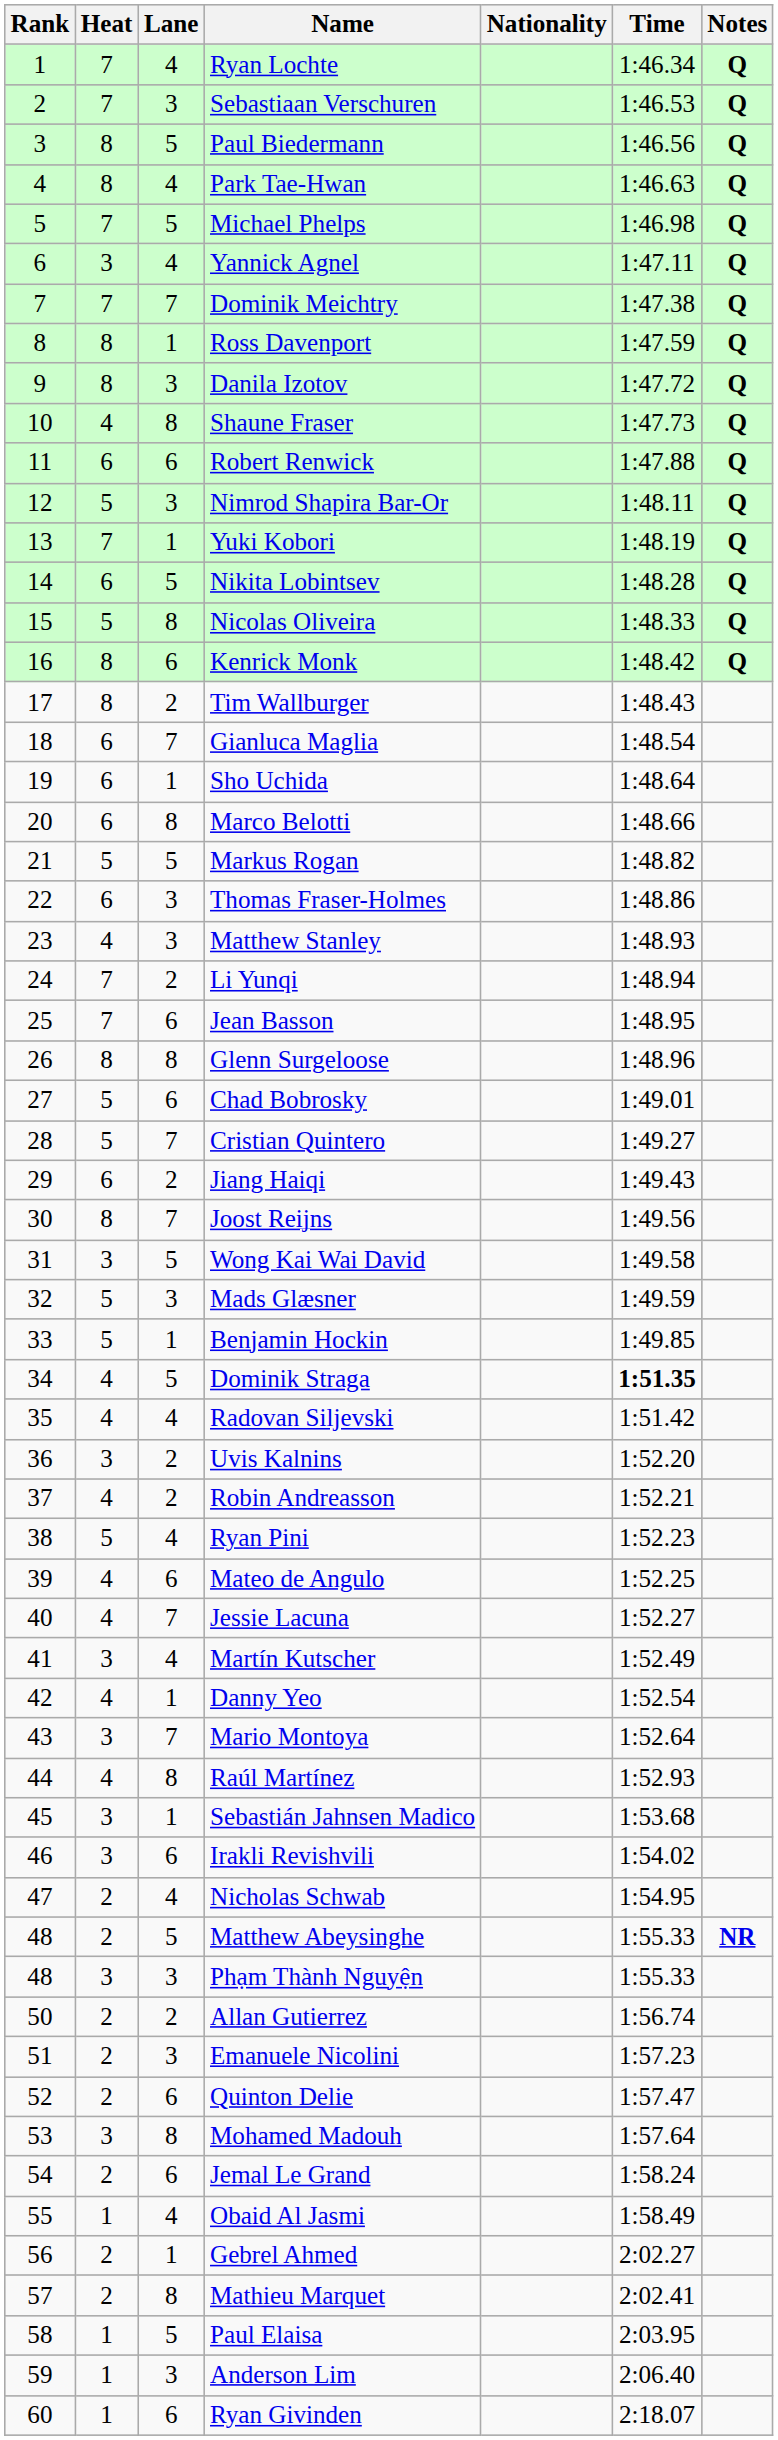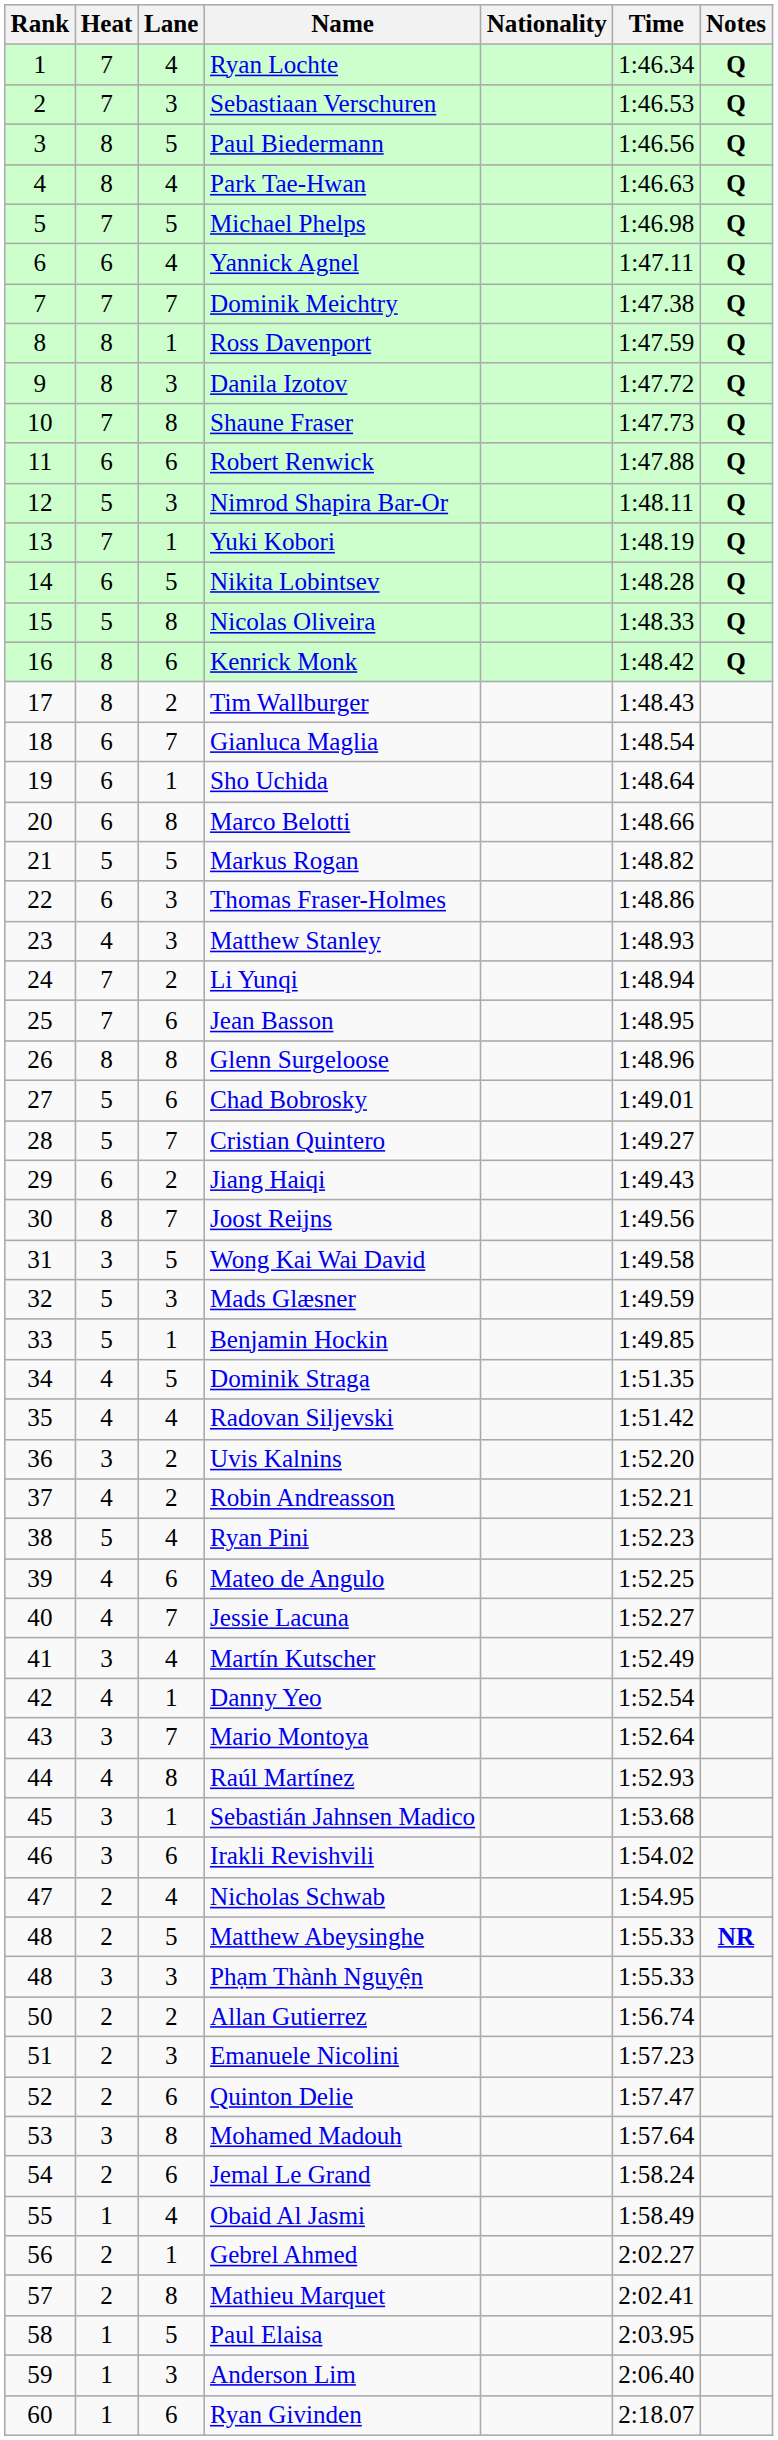(107, 263) 3 -> (107, 263) 6
(107, 422) 4 -> (107, 422) 7
(657, 1378) bold -> (656, 1378) normal
